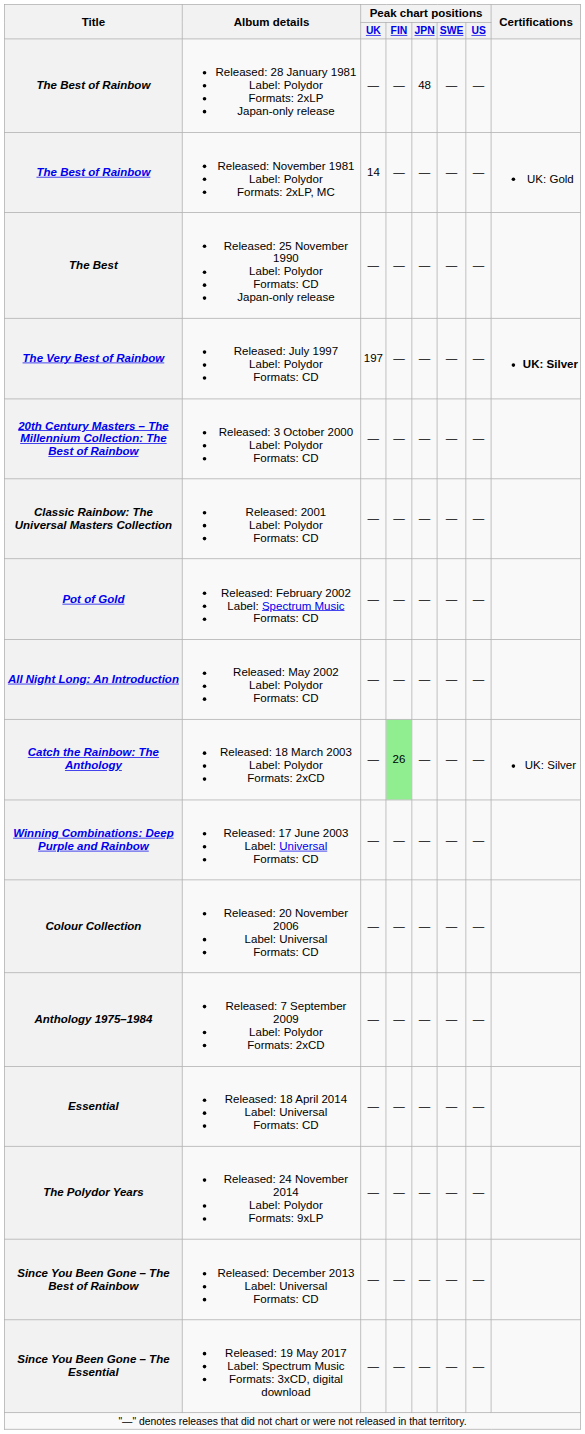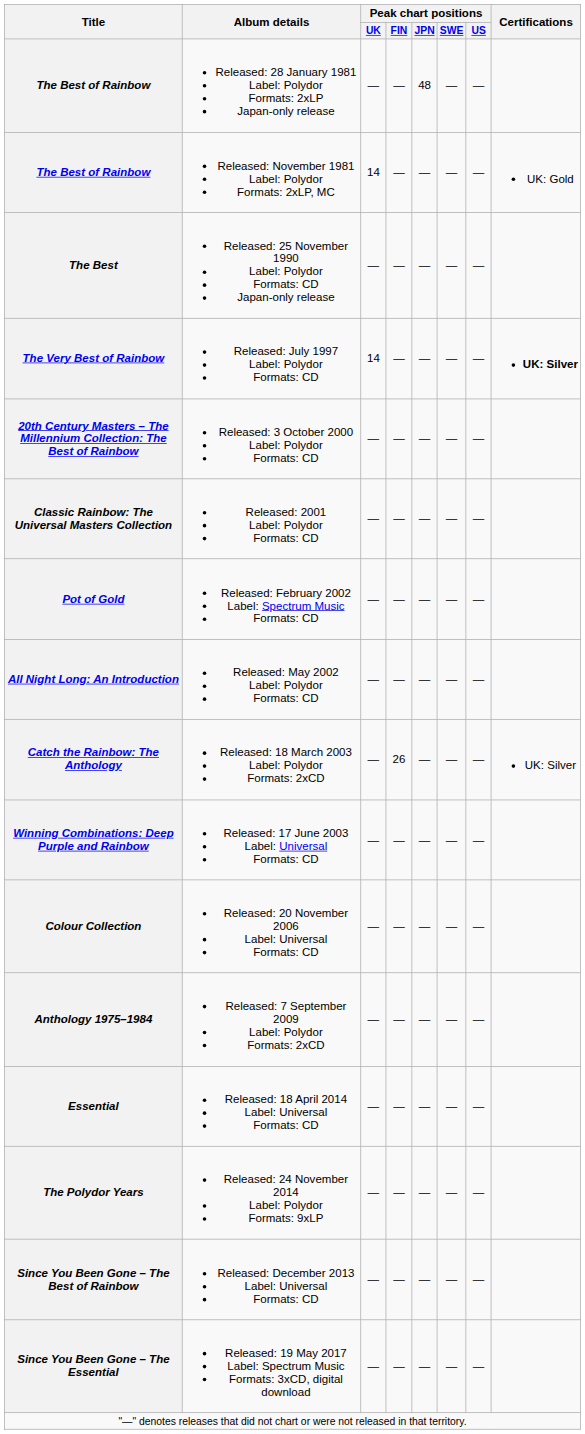(373, 358) 197 -> (373, 358) 14
(399, 759) lightgreen background -> (399, 759) no background
